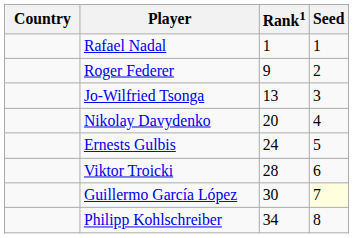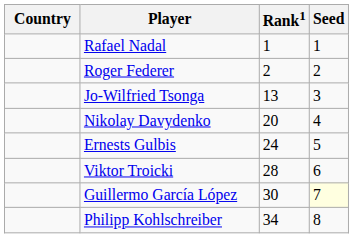(267, 70) 9 -> (267, 70) 2
